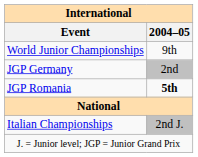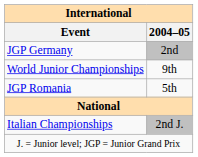rows swapped: (75, 50) <-> (40, 69)
(169, 87) bold -> (169, 87) normal
